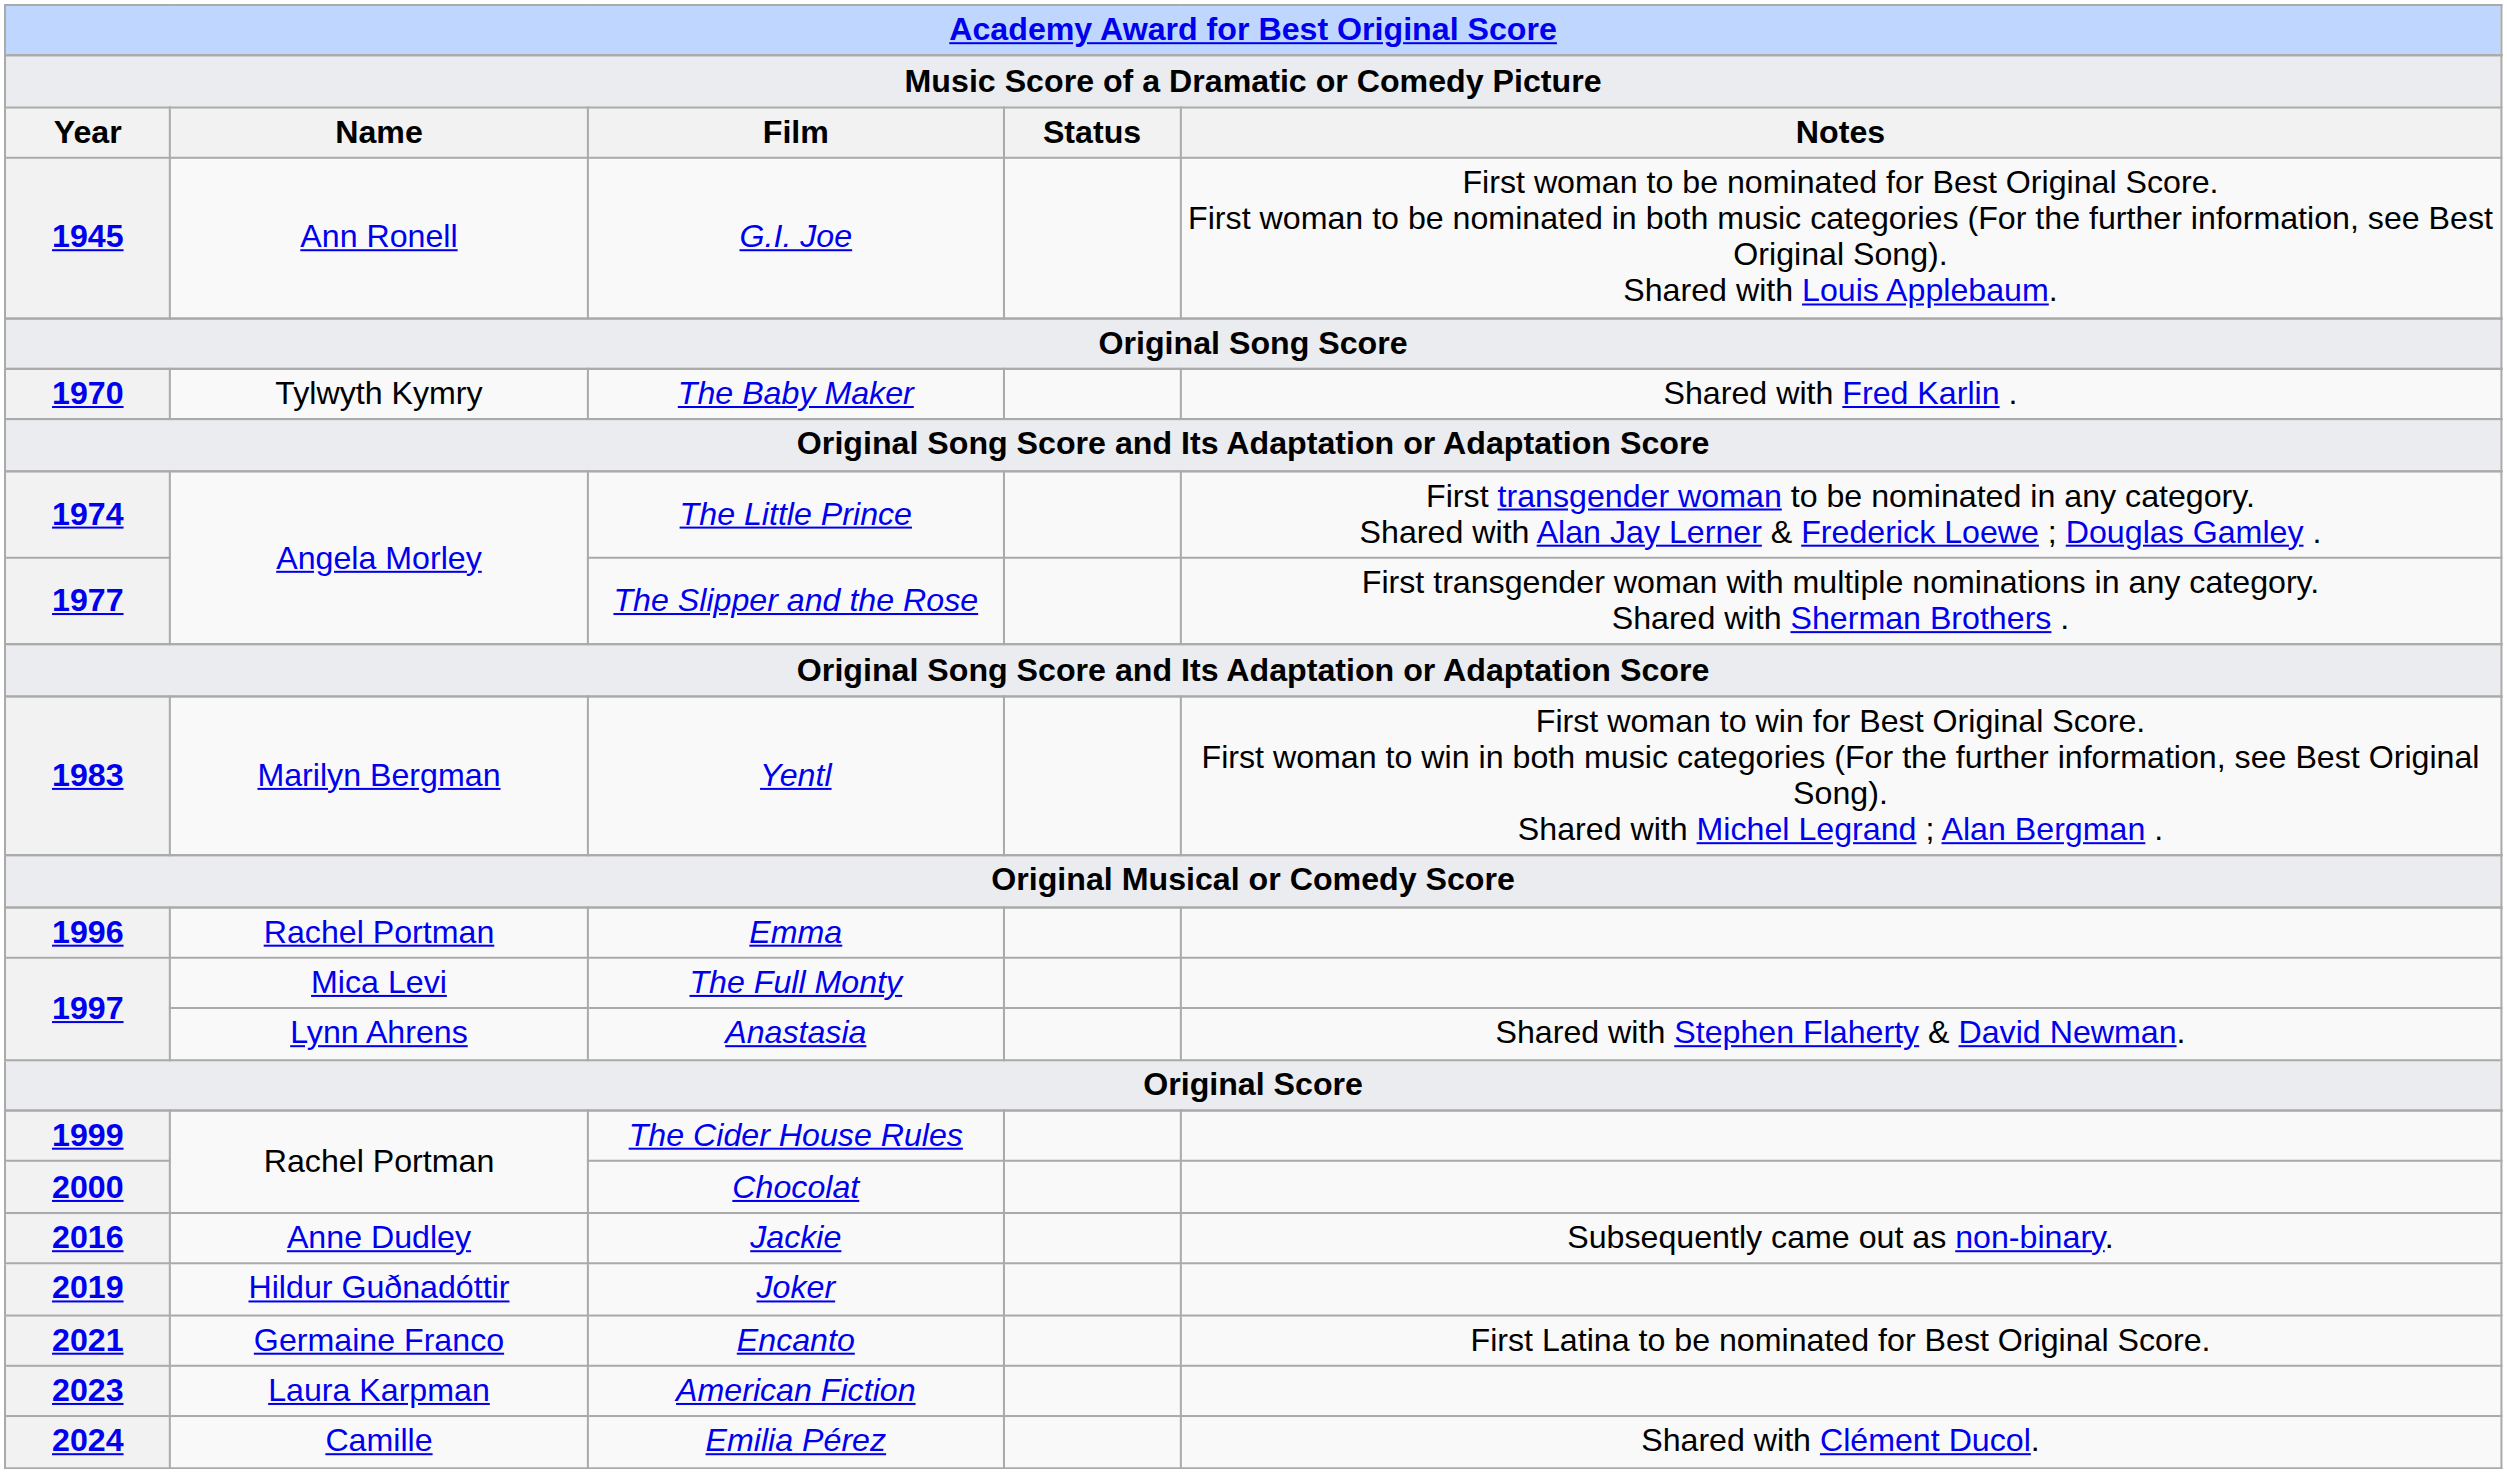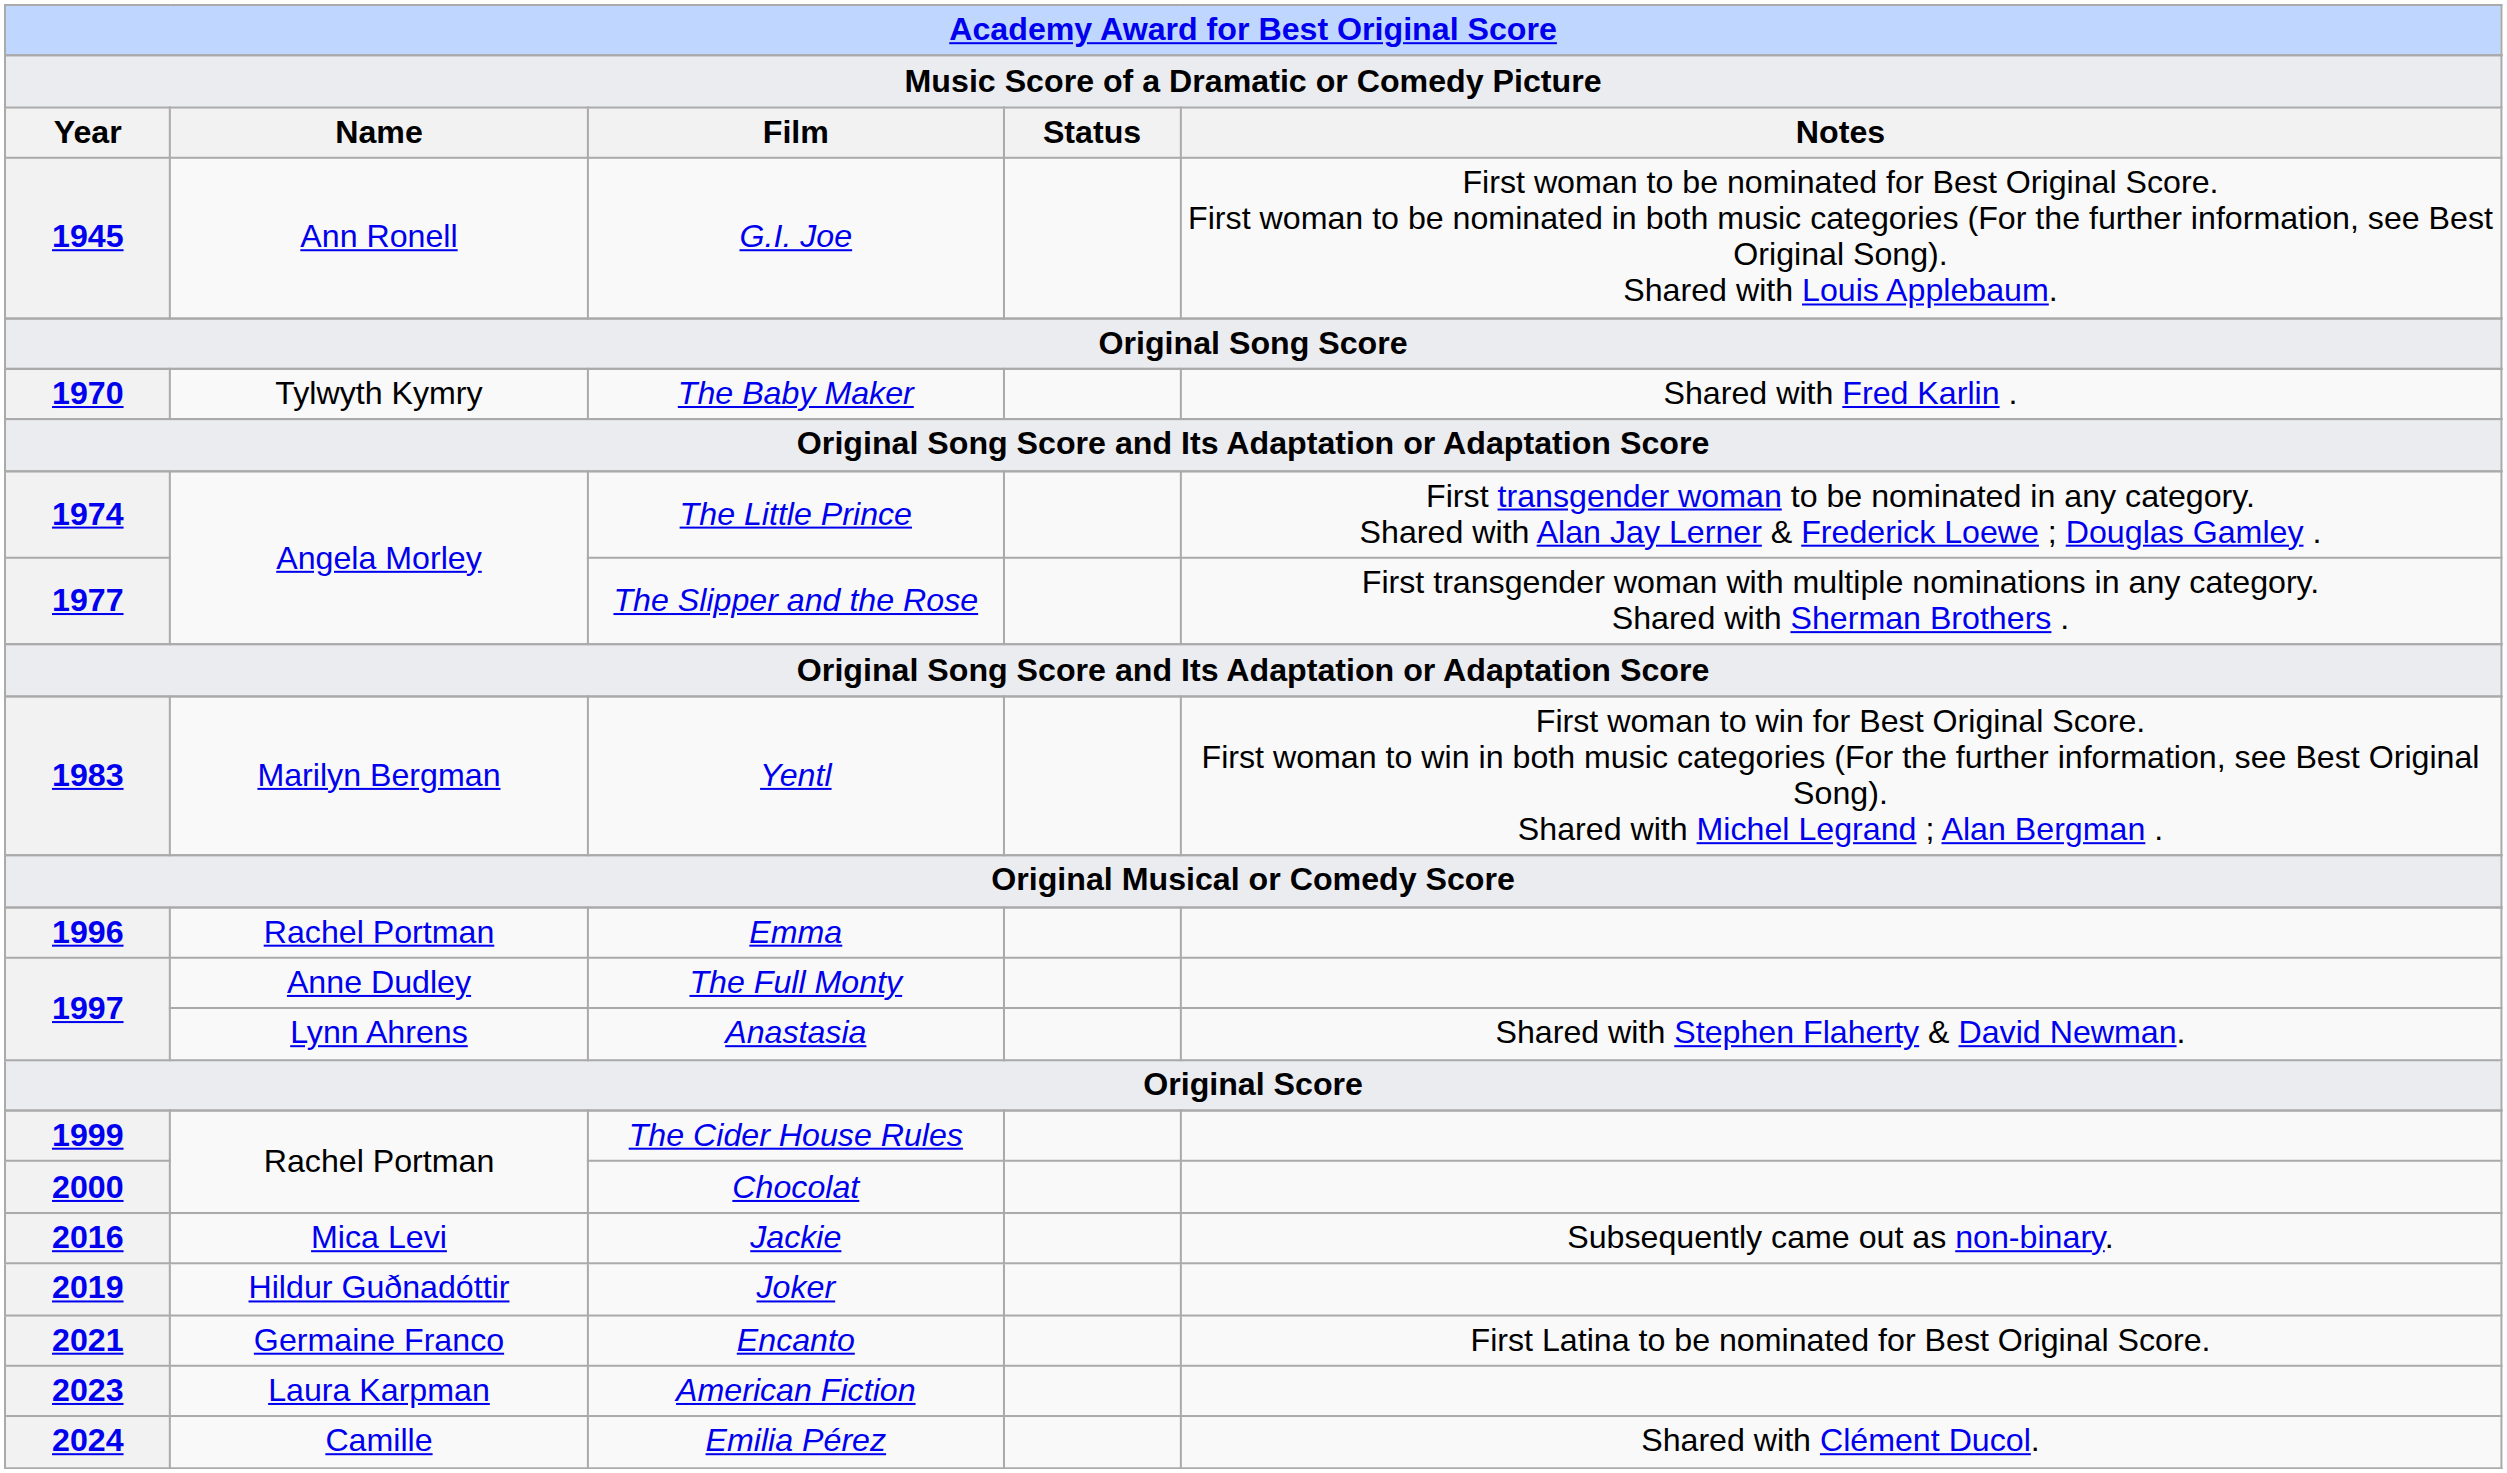(379, 982) Mica Levi -> (379, 982) Anne Dudley
(379, 1237) Anne Dudley -> (379, 1237) Mica Levi
